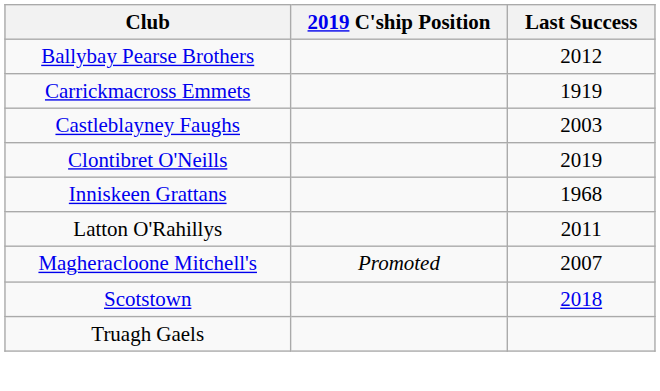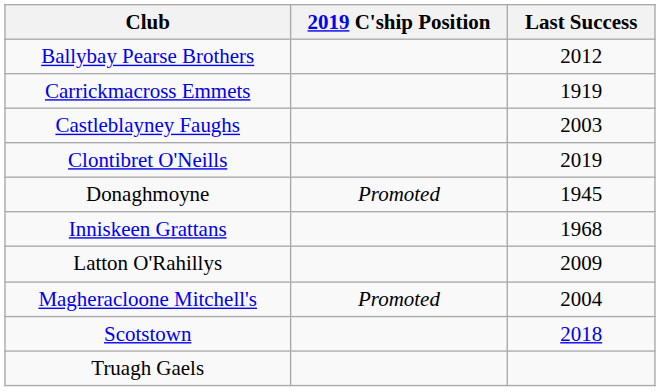+ row: (148, 194)
(581, 229) 2011 -> (581, 264) 2009
(581, 264) 2007 -> (581, 298) 2004
